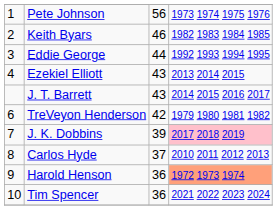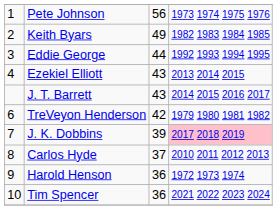(159, 34) 46 -> (159, 34) 49
(208, 175) lightsalmon background -> (208, 175) no background
